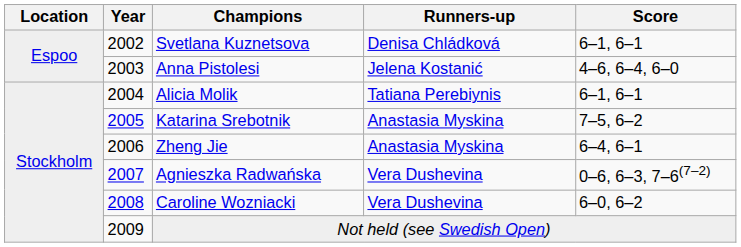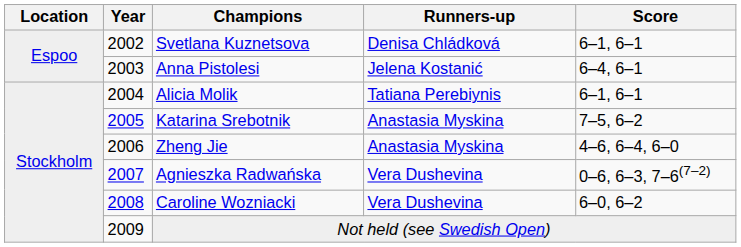(629, 69) 4–6, 6–4, 6–0 -> (611, 69) 6–4, 6–1
(611, 146) 6–4, 6–1 -> (629, 146) 4–6, 6–4, 6–0
